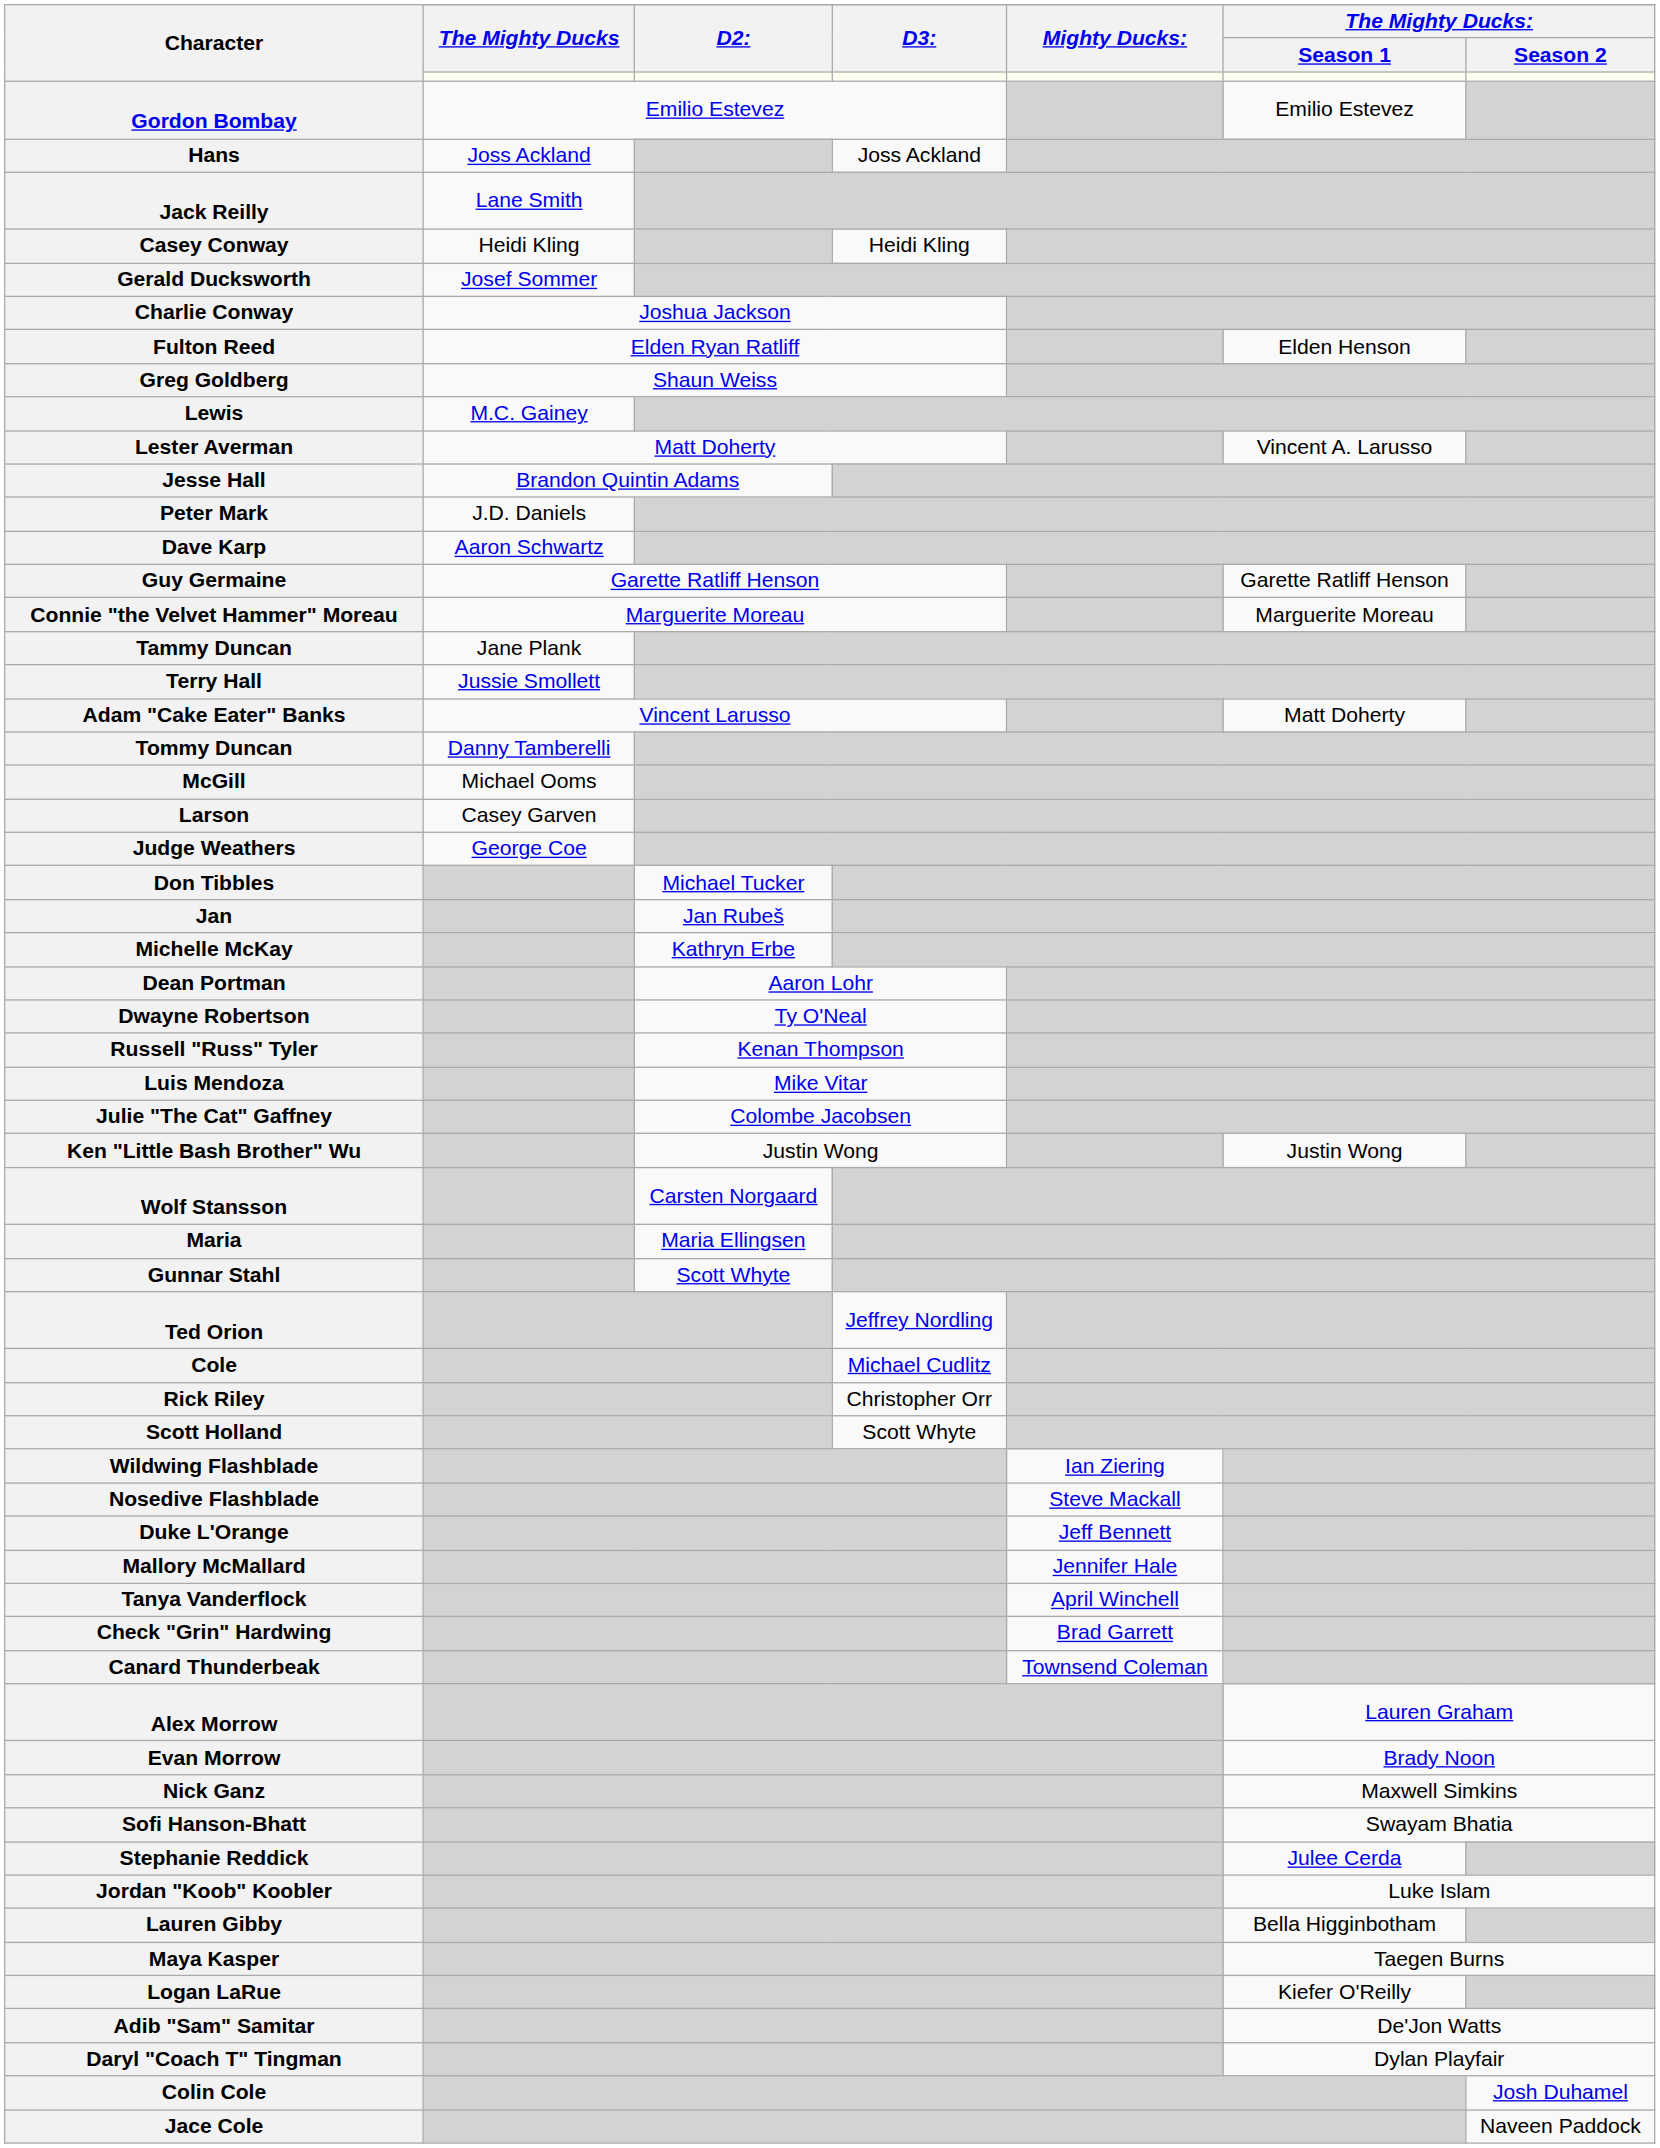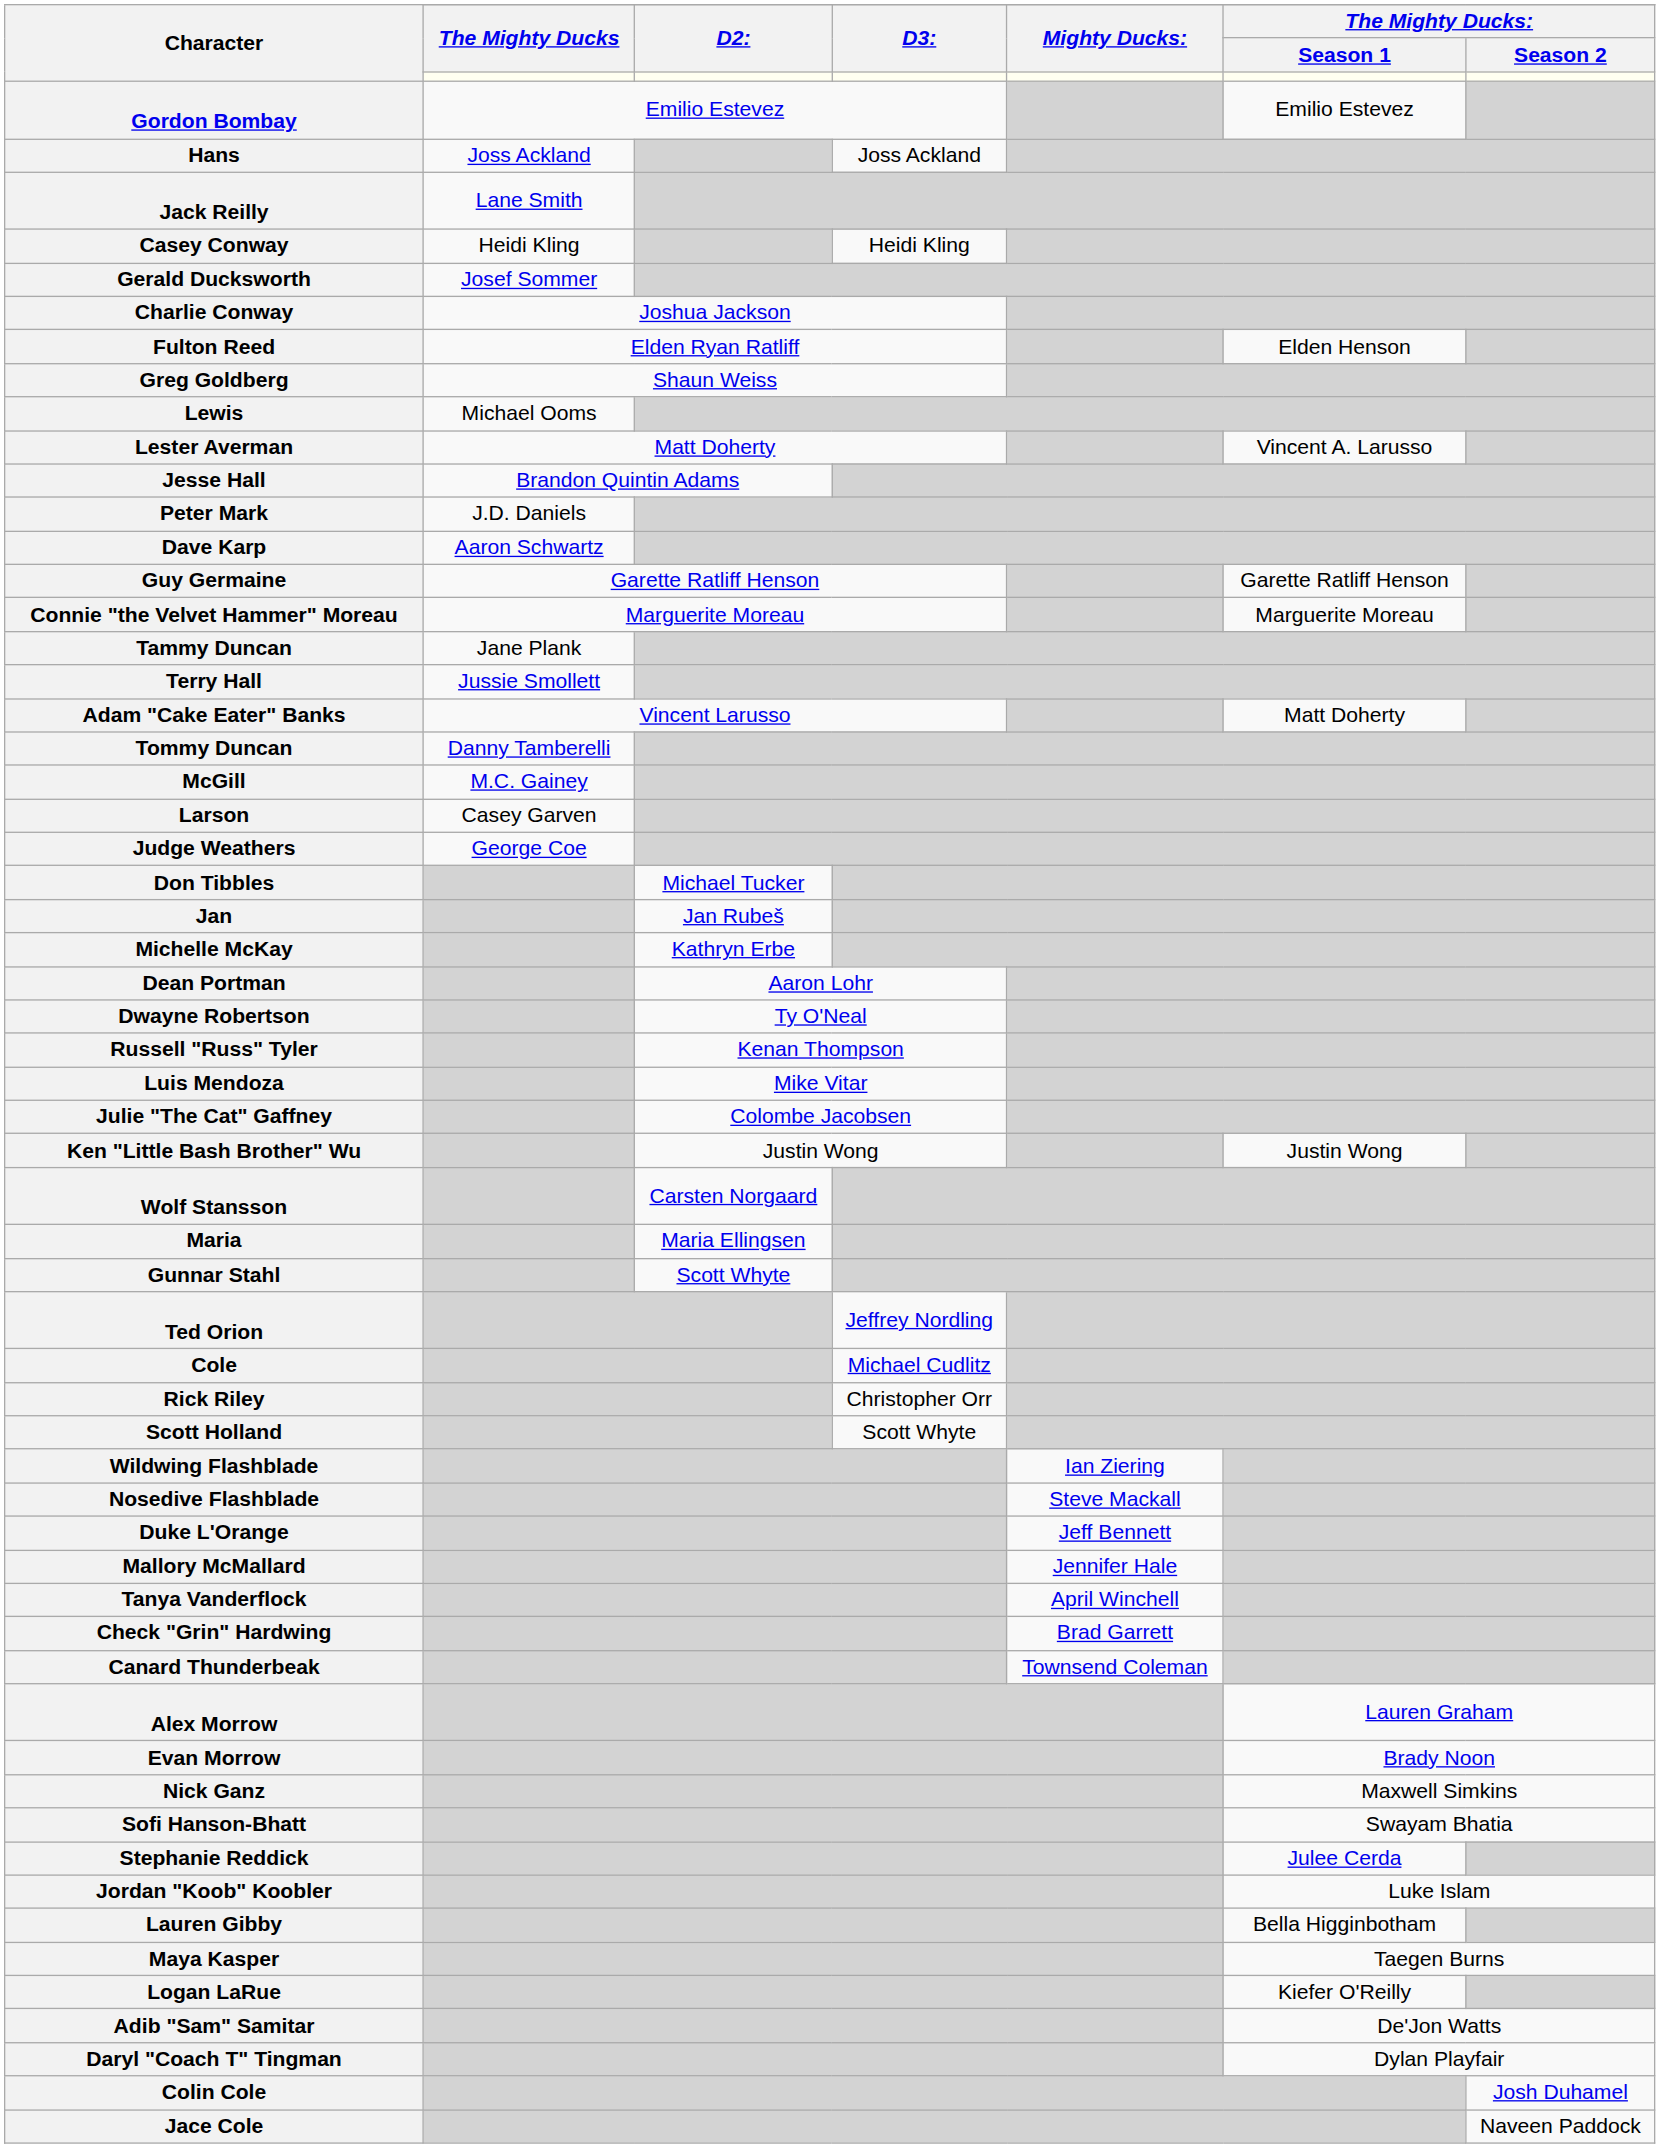(529, 413) M.C. Gainey -> (529, 413) Michael Ooms
(529, 781) Michael Ooms -> (529, 781) M.C. Gainey
